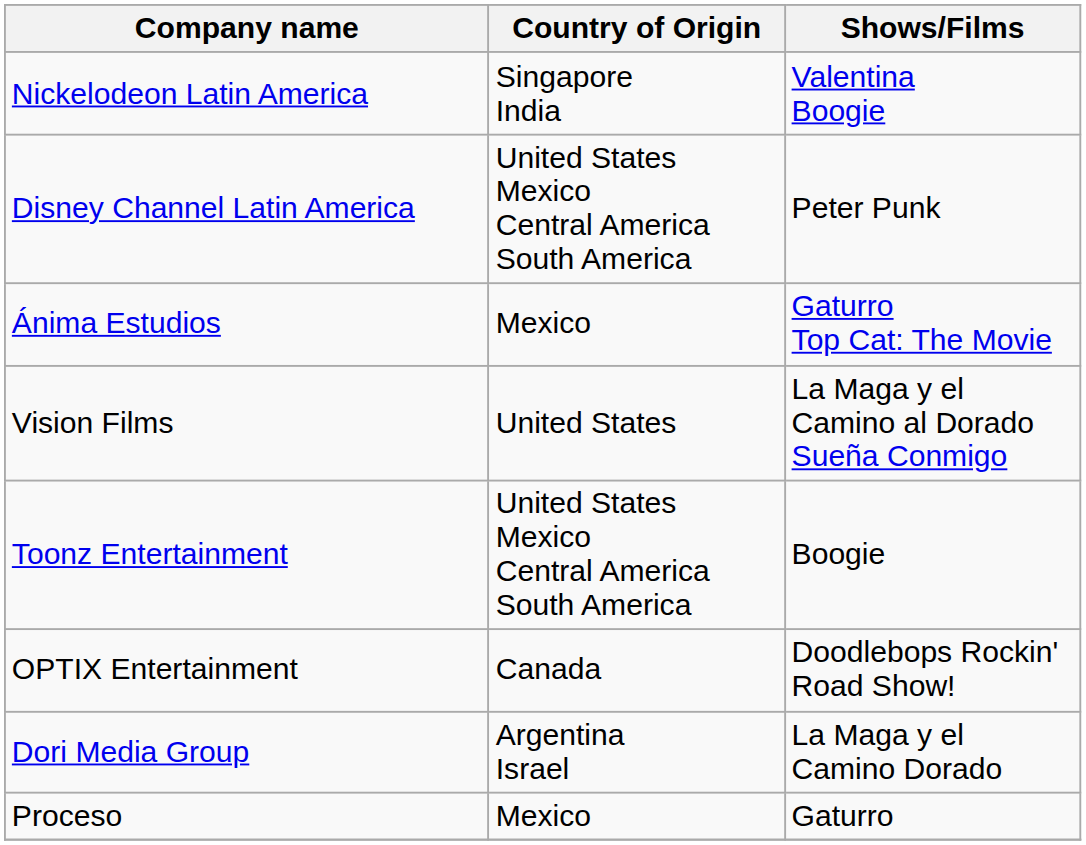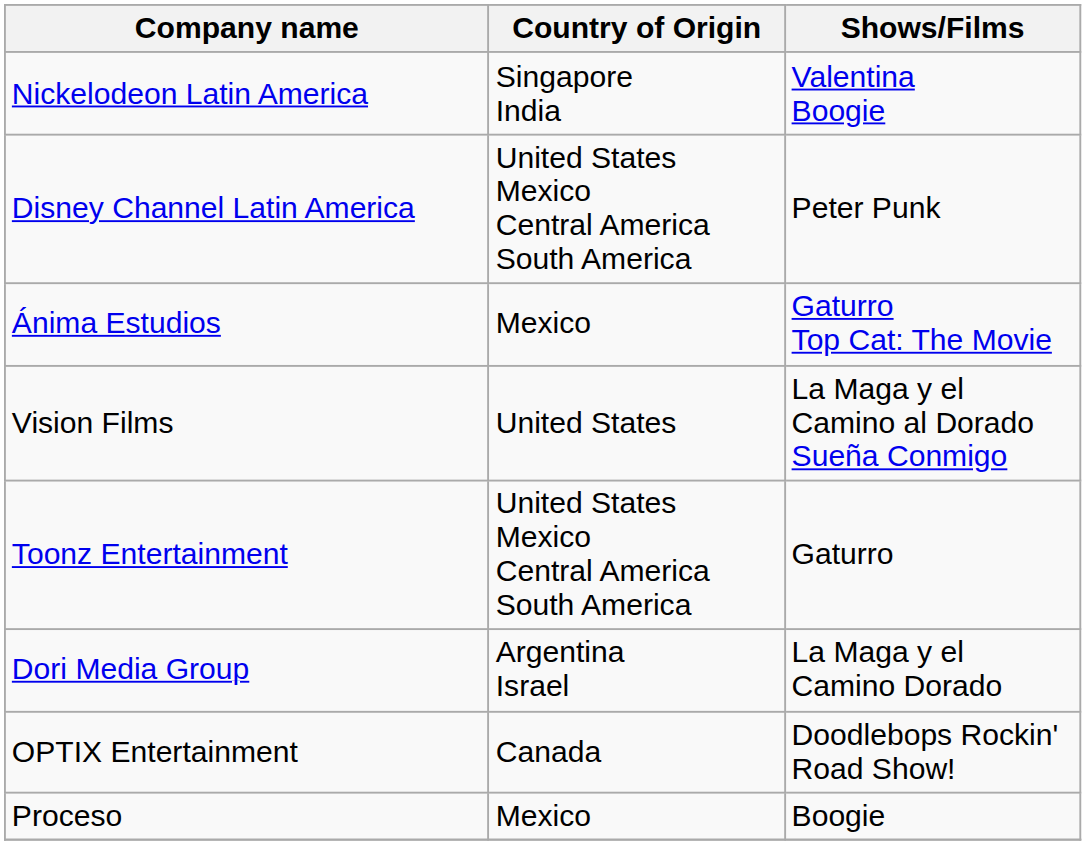(838, 554) Boogie -> (843, 554) Gaturro
rows swapped: (155, 669) <-> (131, 751)
(843, 816) Gaturro -> (838, 816) Boogie
